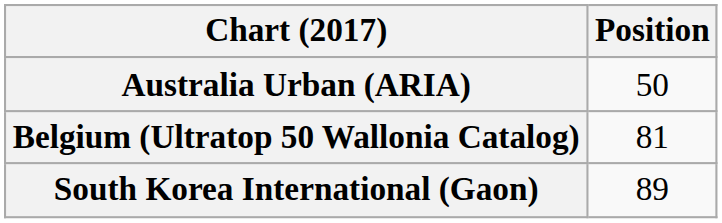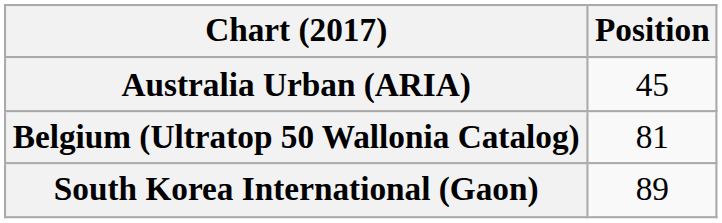(652, 83) 50 -> (652, 83) 45
